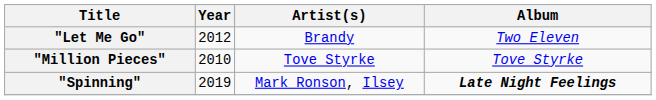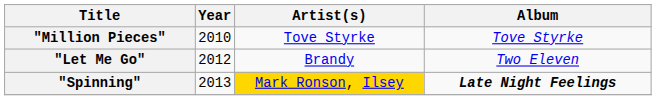rows swapped: (100, 61) <-> (100, 38)
(215, 83) 2019 -> (215, 83) 2013
(329, 83) no background -> (329, 83) gold background
